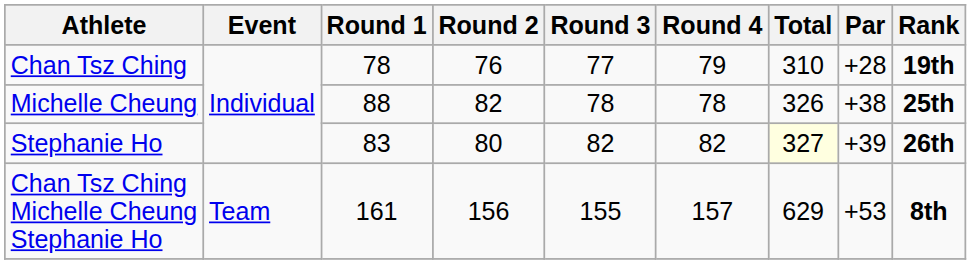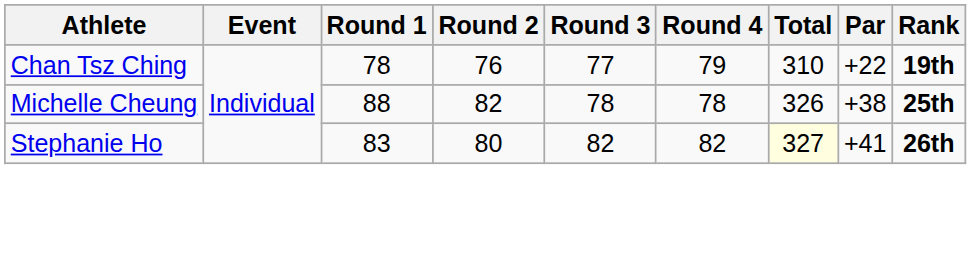(865, 65) +28 -> (865, 65) +22
(865, 144) +39 -> (865, 144) +41
- row: (104, 211)
